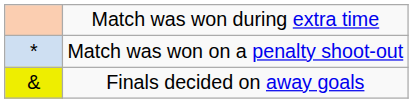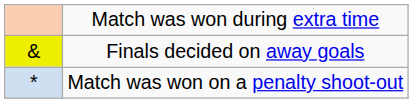rows swapped: (235, 51) <-> (235, 82)
